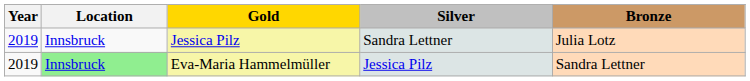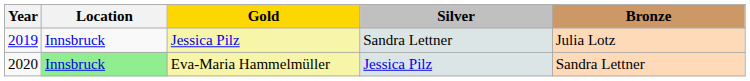(23, 64) 2019 -> (23, 64) 2020
